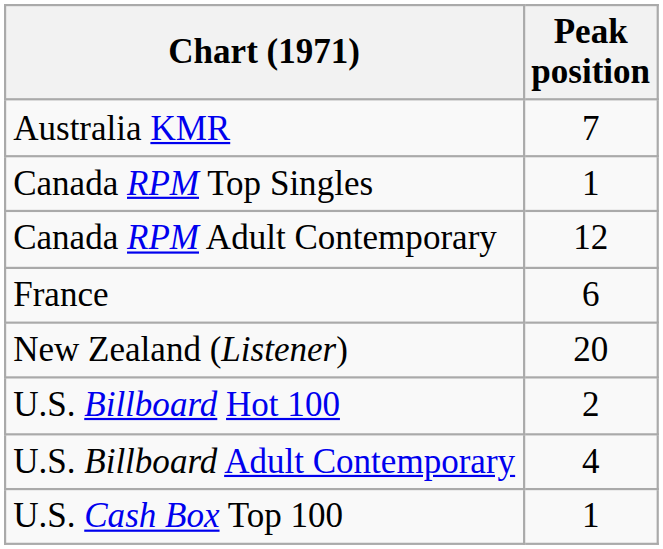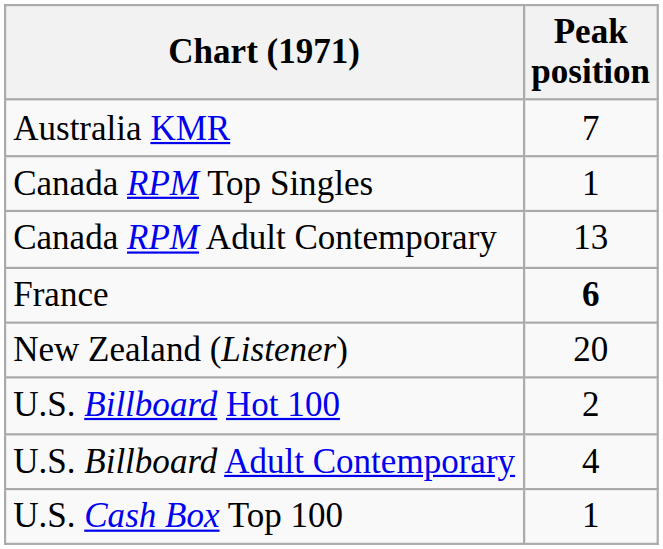(591, 238) 12 -> (591, 238) 13
(591, 293) normal -> (591, 293) bold
